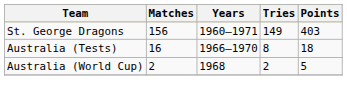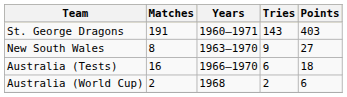(158, 31) 156 -> (158, 31) 191
(273, 31) 149 -> (273, 31) 143
+ row: (56, 48)
(266, 48) 8 -> (266, 66) 6
(304, 66) 5 -> (304, 84) 6
